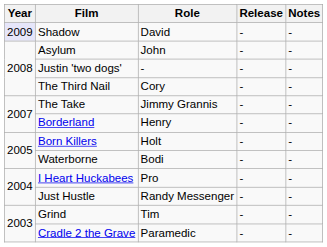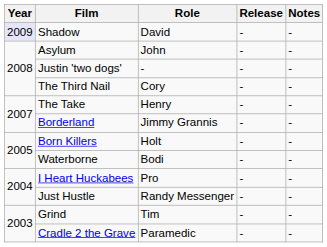(179, 104) Jimmy Grannis -> (156, 104) Henry
(156, 123) Henry -> (179, 123) Jimmy Grannis
